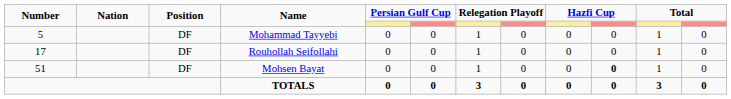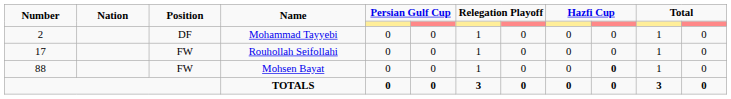(40, 34) 5 -> (40, 34) 2
(185, 51) DF -> (185, 51) FW
(40, 68) 51 -> (40, 68) 88
(185, 68) DF -> (185, 68) FW
